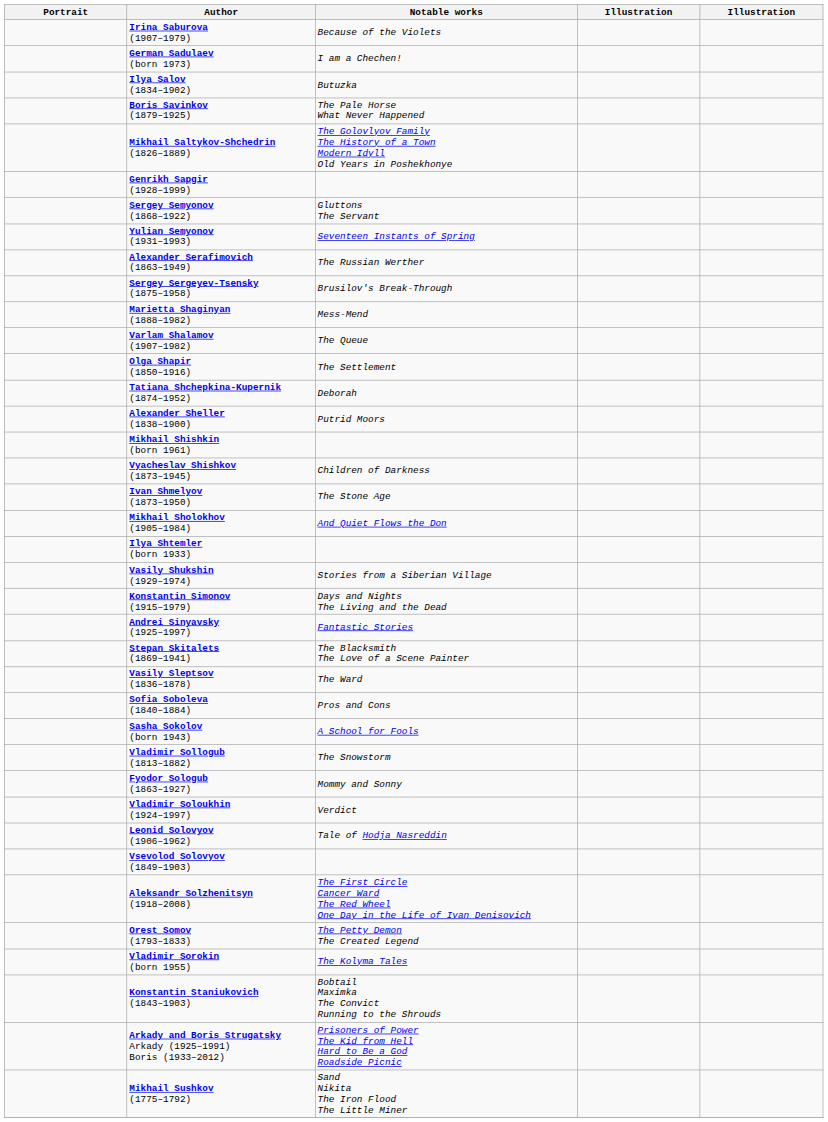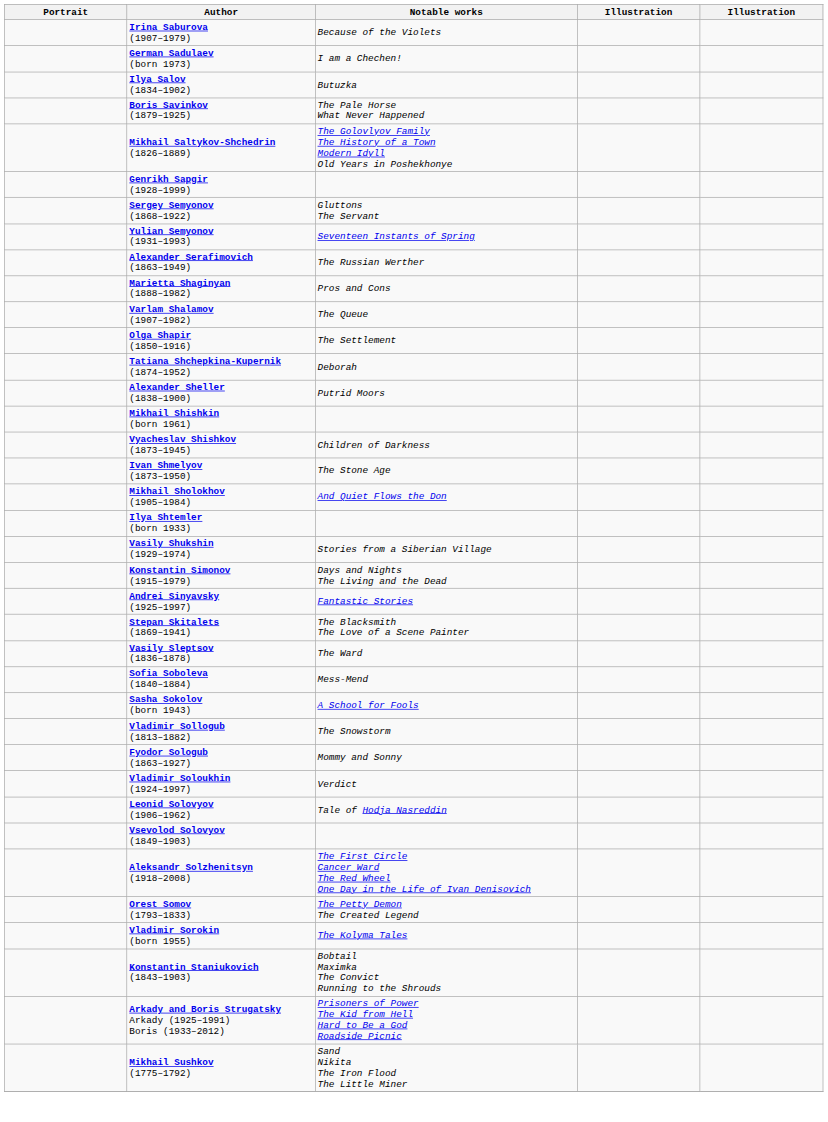- row: (194, 289)
(343, 315) Mess-Mend -> (354, 289) Pros and Cons
(354, 706) Pros and Cons -> (343, 680) Mess-Mend
